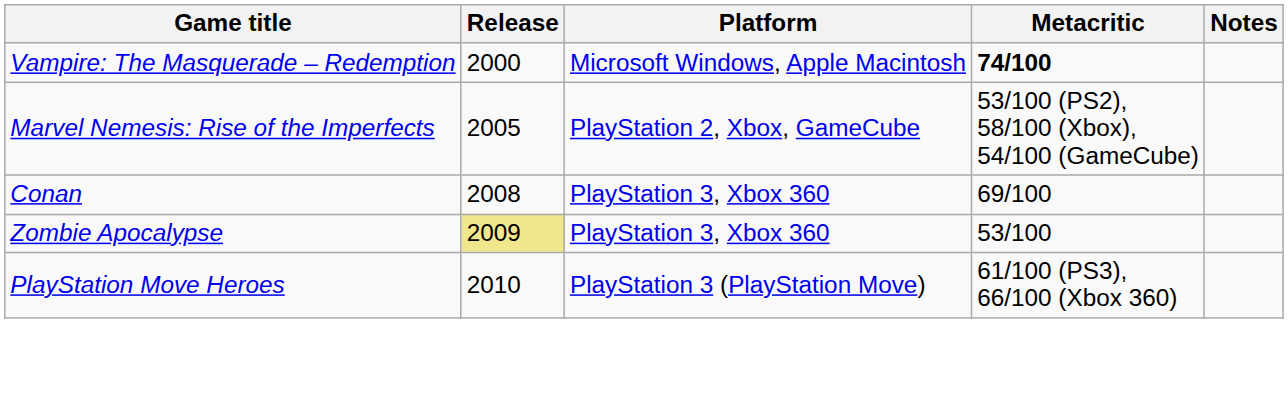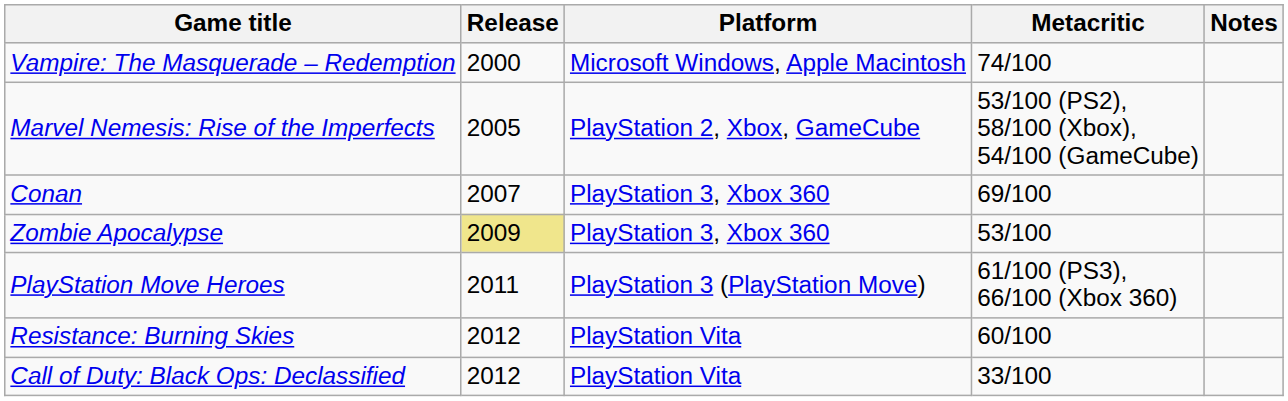(1014, 62) bold -> (1014, 62) normal
(494, 194) 2008 -> (494, 194) 2007
(494, 285) 2010 -> (493, 285) 2011
+ row: (152, 337)
+ row: (208, 375)
